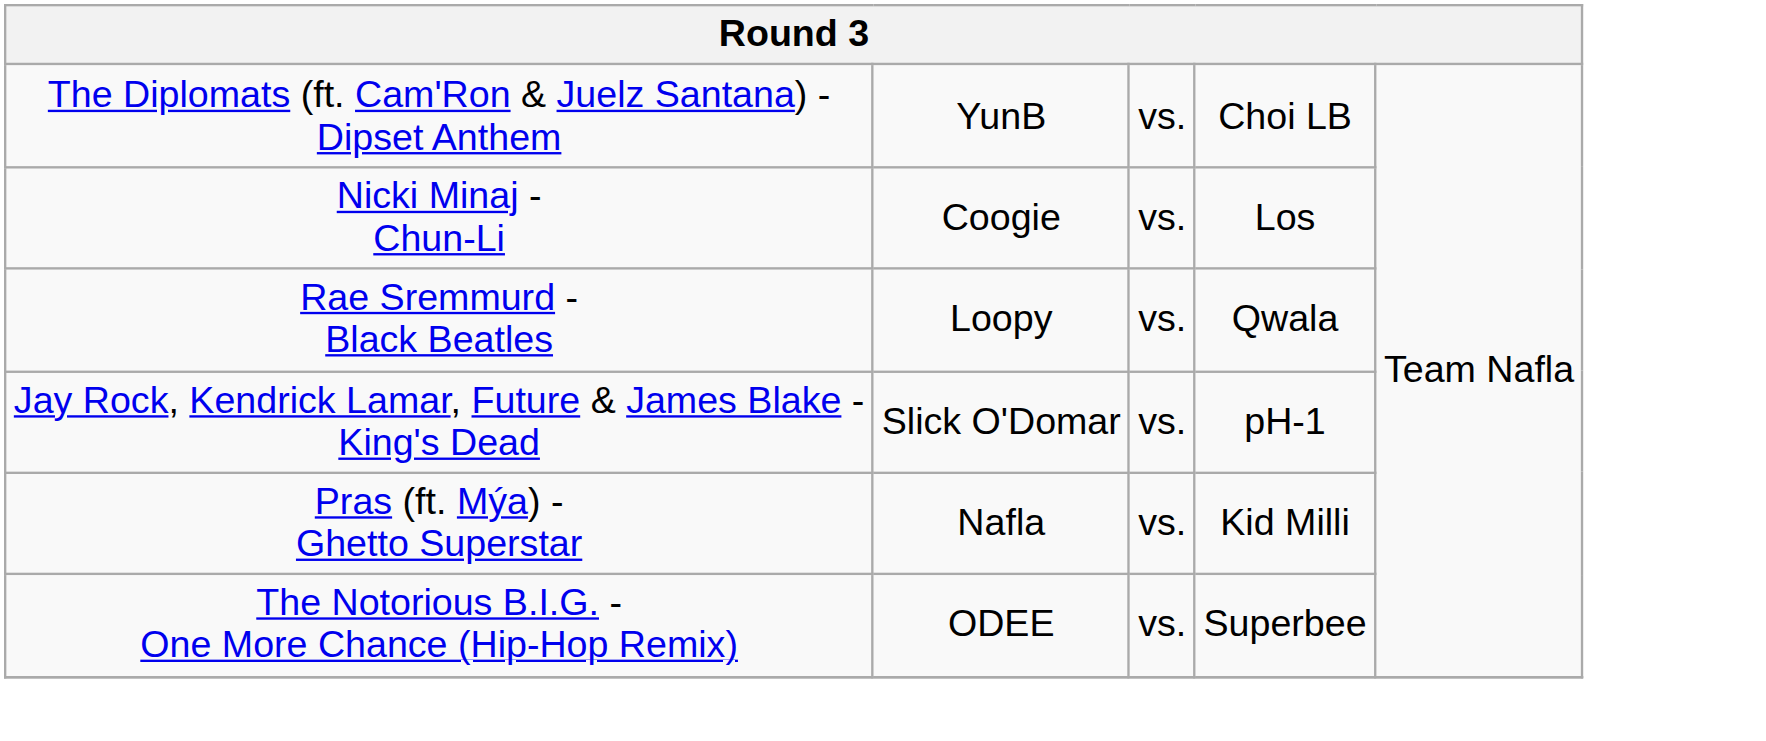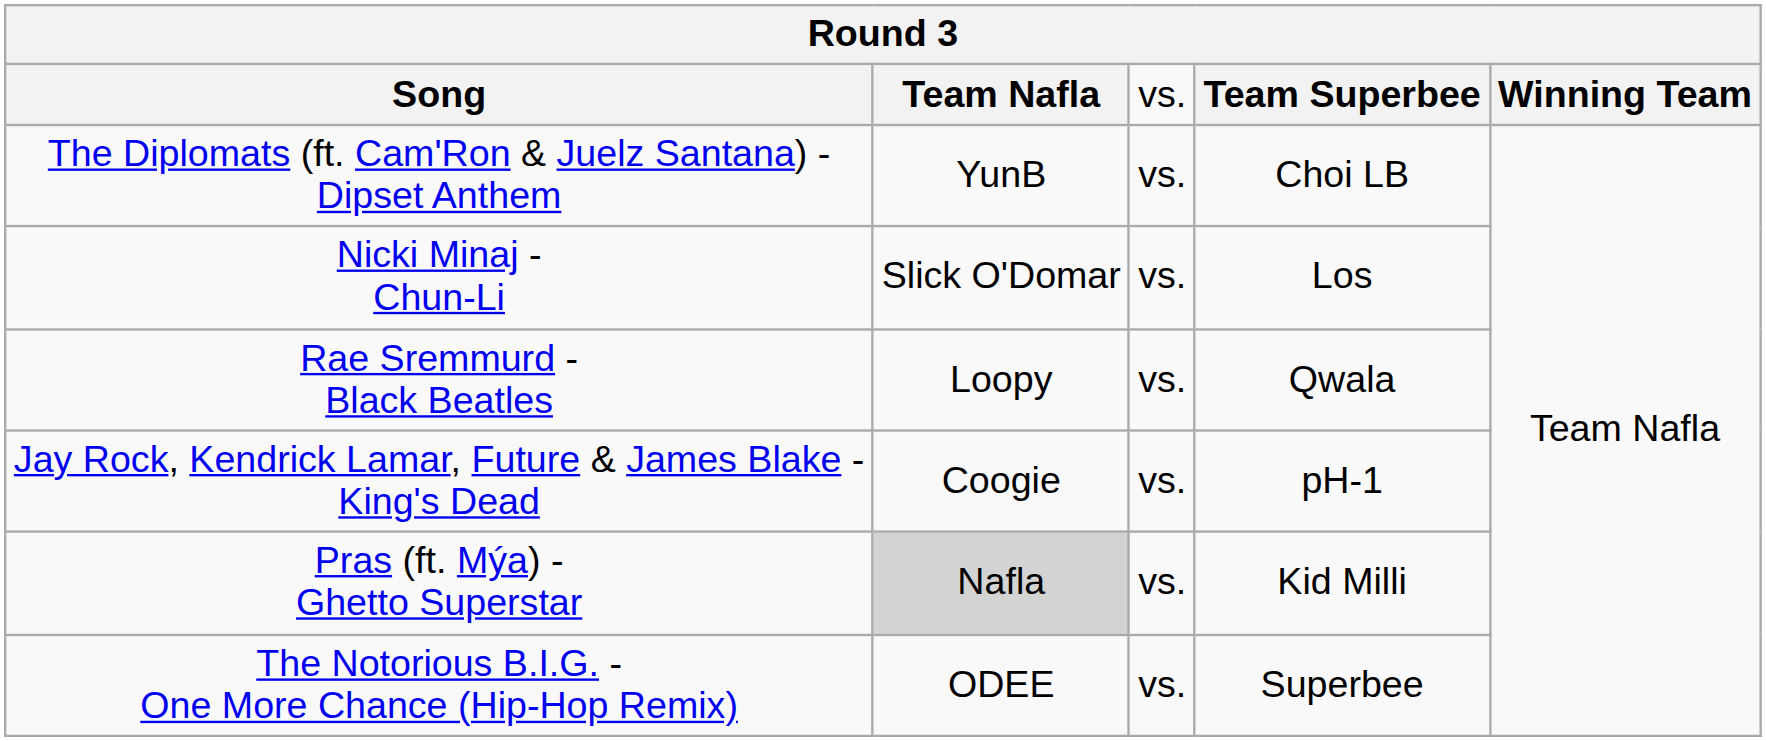+ row: (439, 93)
(1001, 217) Coogie -> (1001, 276) Slick O'Domar
(1001, 420) Slick O'Domar -> (1001, 480) Coogie
(1001, 522) no background -> (1001, 582) lightgrey background
